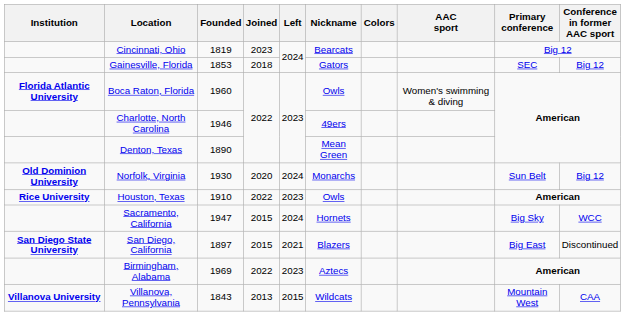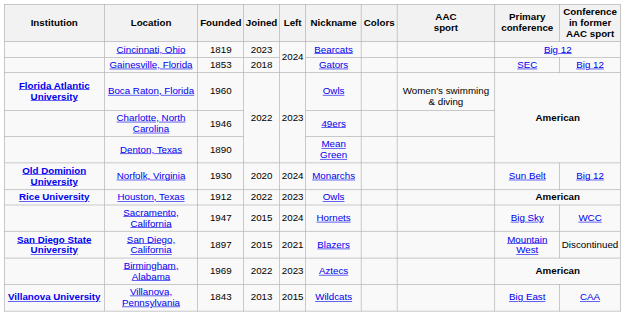(221, 197) 1910 -> (221, 197) 1912
(527, 244) Big East -> (527, 244) Mountain West
(527, 297) Mountain West -> (527, 297) Big East
